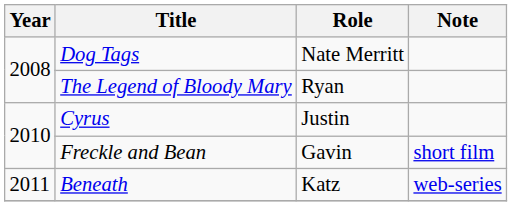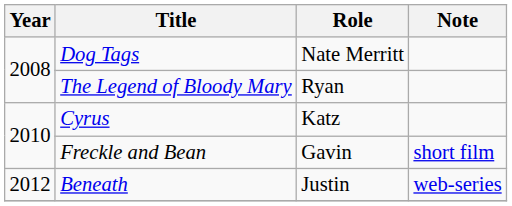(325, 119) Justin -> (321, 119) Katz
(30, 184) 2011 -> (30, 184) 2012
(321, 184) Katz -> (325, 184) Justin
